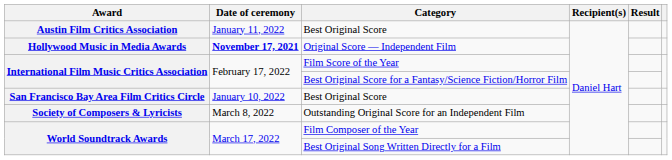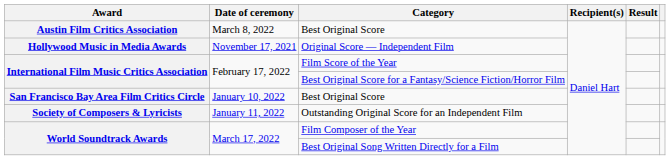(248, 29) January 11, 2022 -> (243, 29) March 8, 2022
(255, 46) bold -> (254, 46) normal
(243, 113) March 8, 2022 -> (248, 113) January 11, 2022
